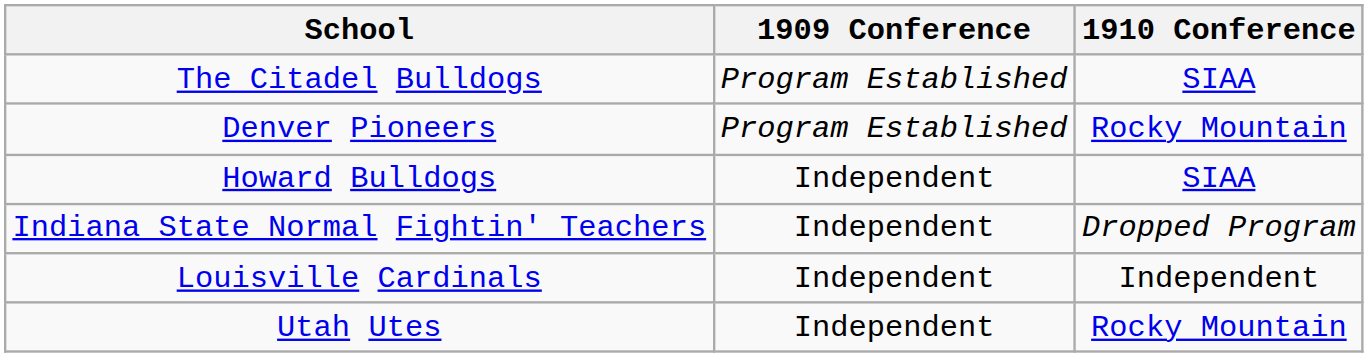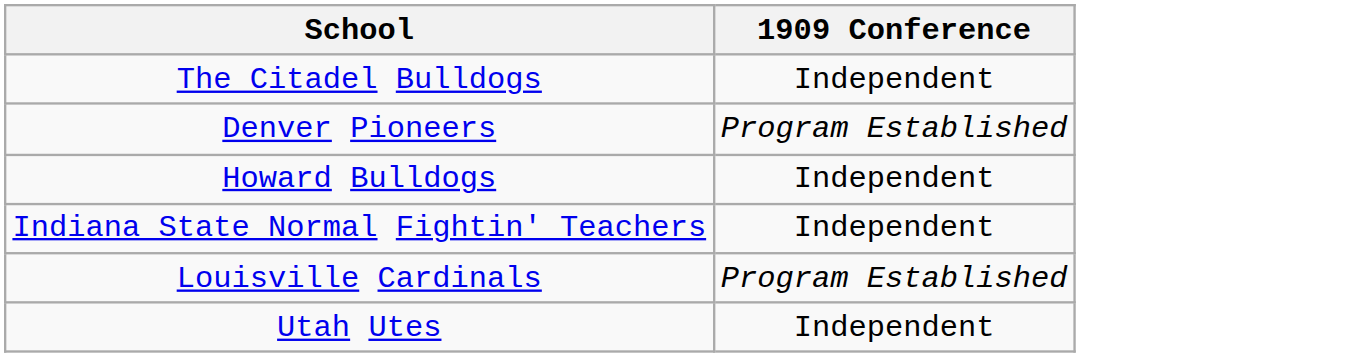- column: (1219, 30)
(894, 80) Program Established -> (894, 80) Independent
(894, 278) Independent -> (894, 278) Program Established
